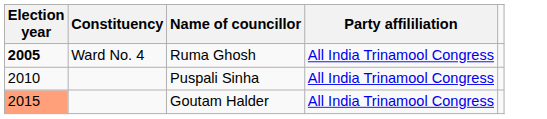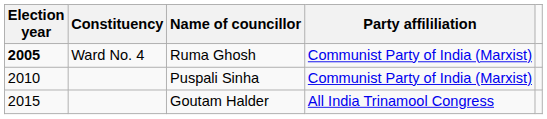(401, 55) All India Trinamool Congress -> (420, 55) Communist Party of India (Marxist)
(401, 78) All India Trinamool Congress -> (420, 78) Communist Party of India (Marxist)
(24, 101) lightsalmon background -> (24, 101) no background
